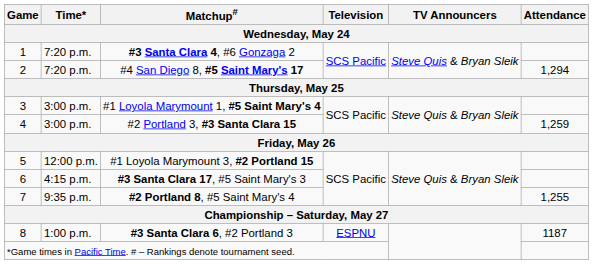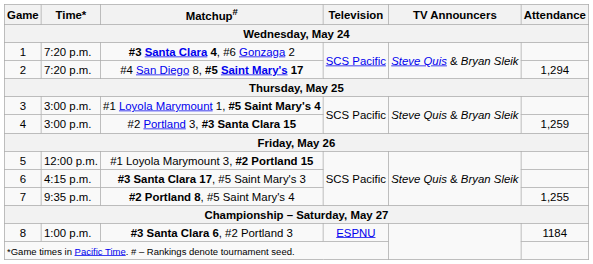(555, 232) 1187 -> (555, 232) 1184
